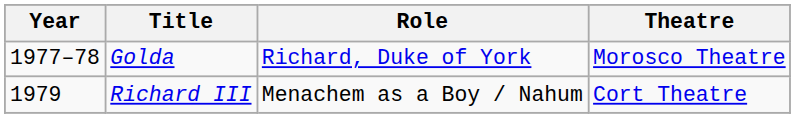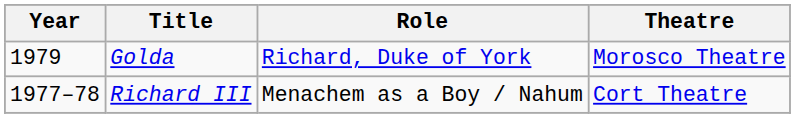(55, 59) 1977–78 -> (36, 59) 1979
(36, 95) 1979 -> (55, 95) 1977–78
